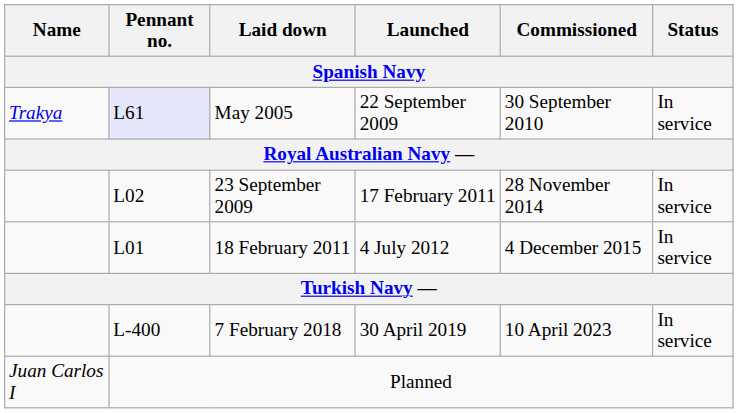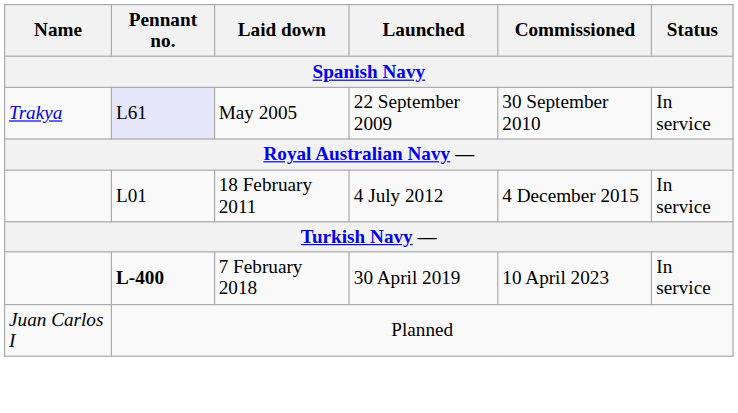- row: (268, 195)
(137, 330) normal -> (140, 278) bold
